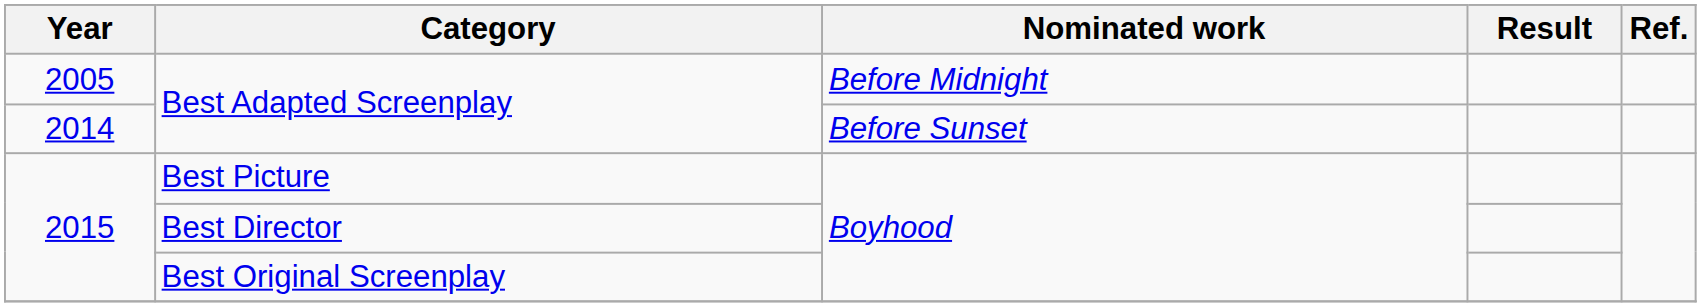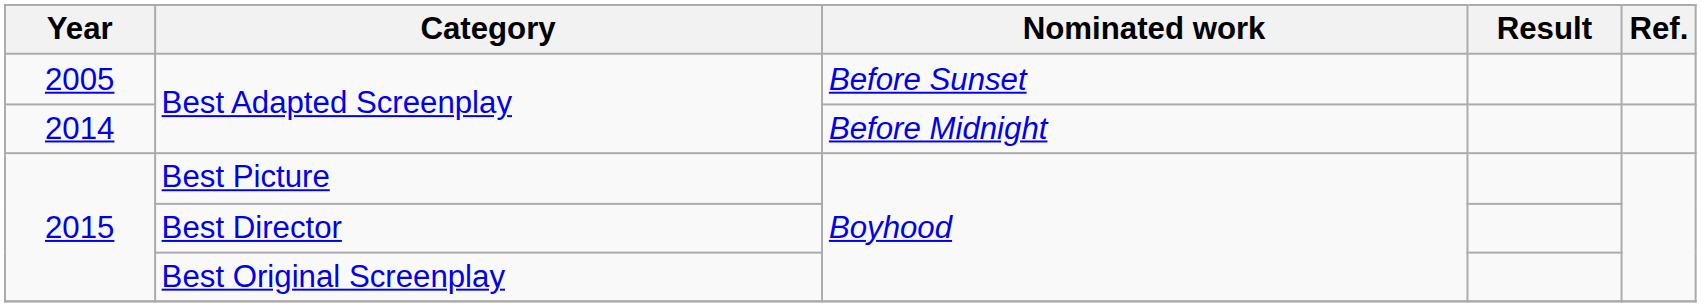(938, 78) Before Midnight -> (928, 78) Before Sunset
(928, 128) Before Sunset -> (938, 128) Before Midnight
